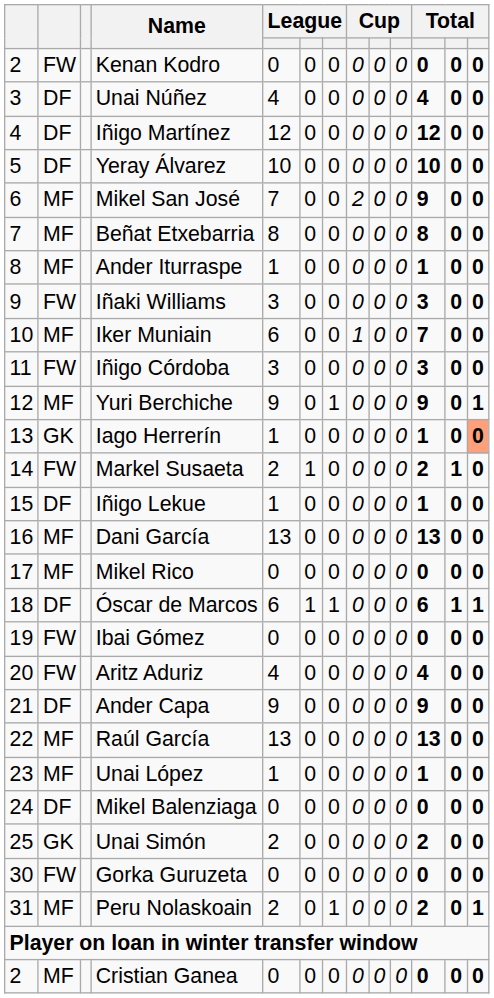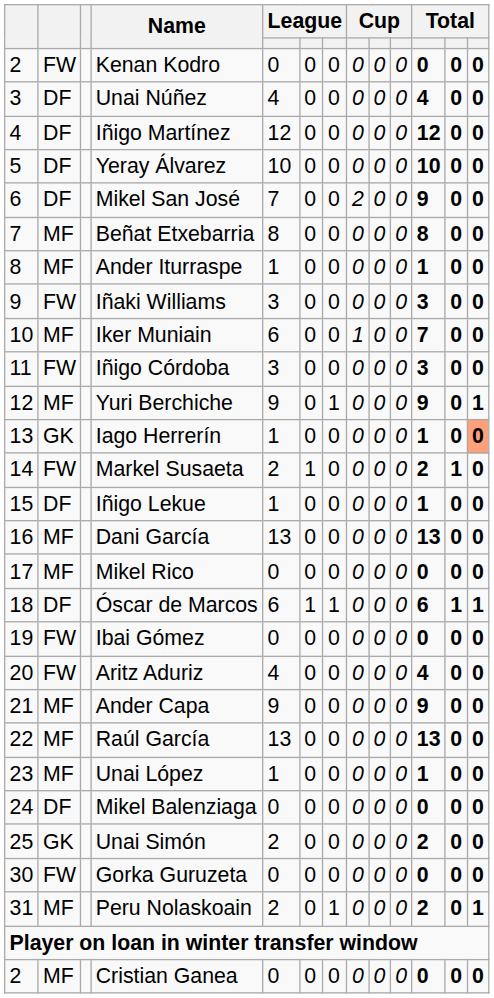(58, 199) MF -> (57, 199) DF
(57, 706) DF -> (58, 706) MF
